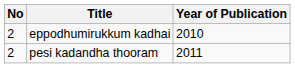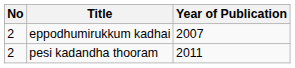(190, 33) 2010 -> (190, 33) 2007
